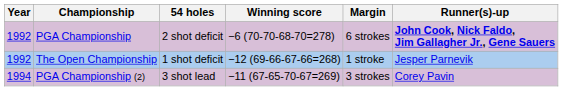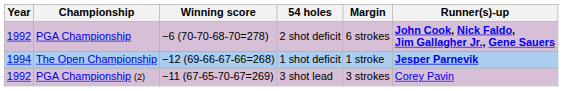columns swapped: (193, 13) <-> (284, 13)
(19, 59) 1992 -> (19, 59) 1994
(434, 59) normal -> (437, 59) bold
(19, 77) 1994 -> (19, 77) 1992
